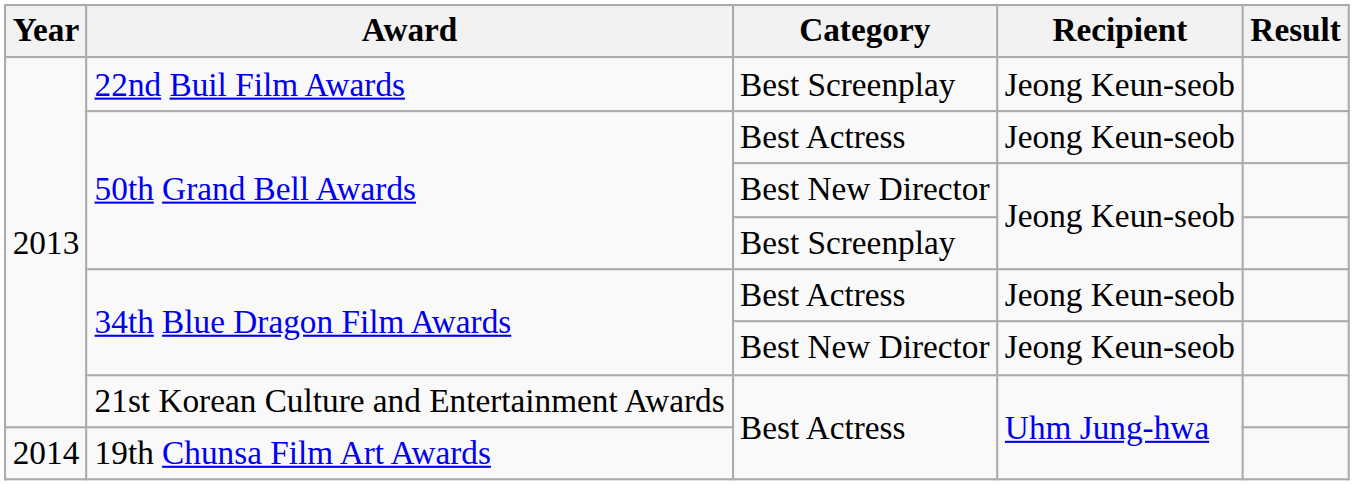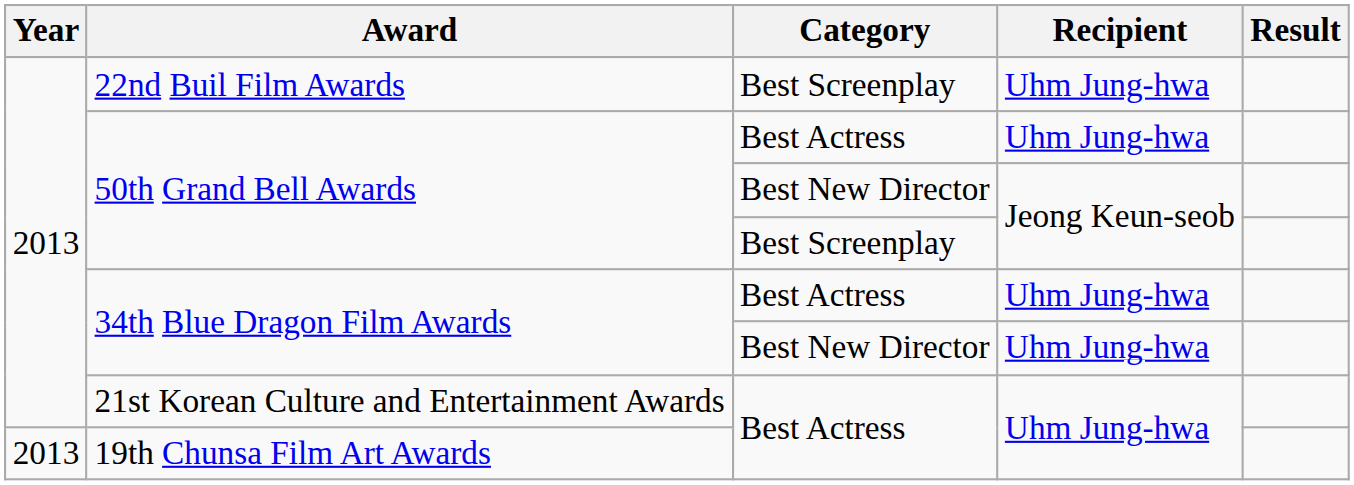(1120, 83) Jeong Keun-seob -> (1107, 83) Uhm Jung-hwa
(1120, 136) Jeong Keun-seob -> (1107, 136) Uhm Jung-hwa
(1120, 294) Jeong Keun-seob -> (1107, 294) Uhm Jung-hwa
(1120, 347) Jeong Keun-seob -> (1107, 347) Uhm Jung-hwa
(46, 453) 2014 -> (46, 453) 2013
